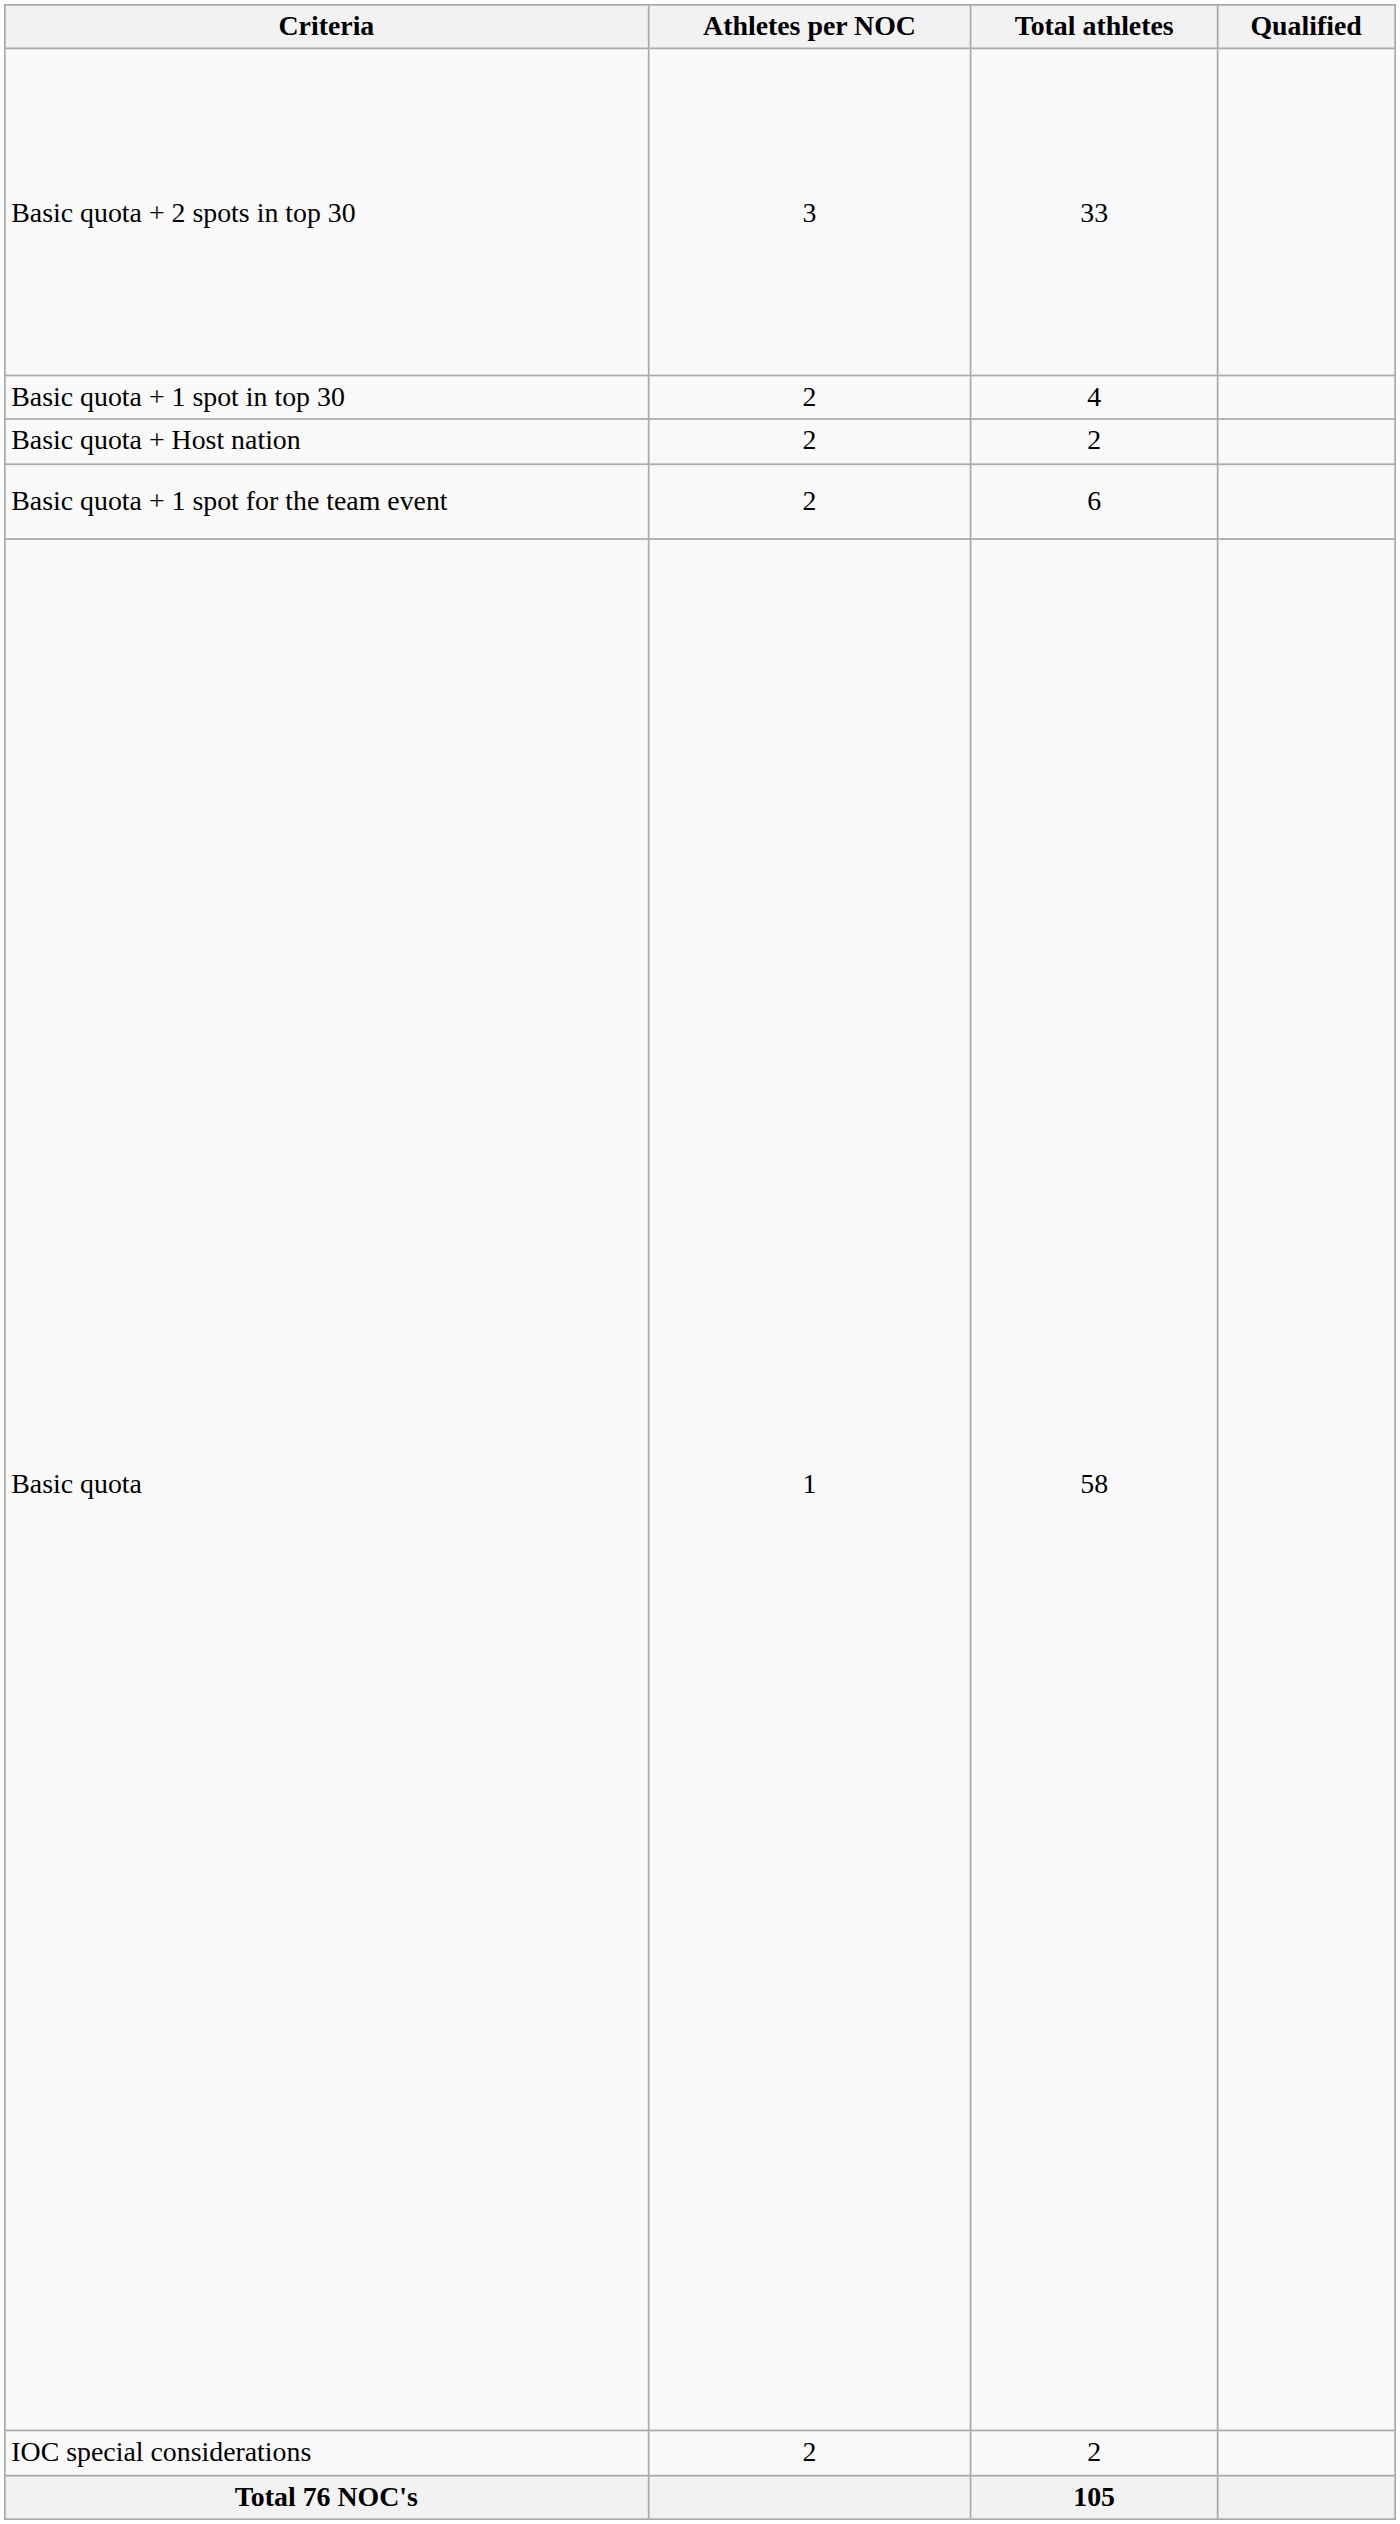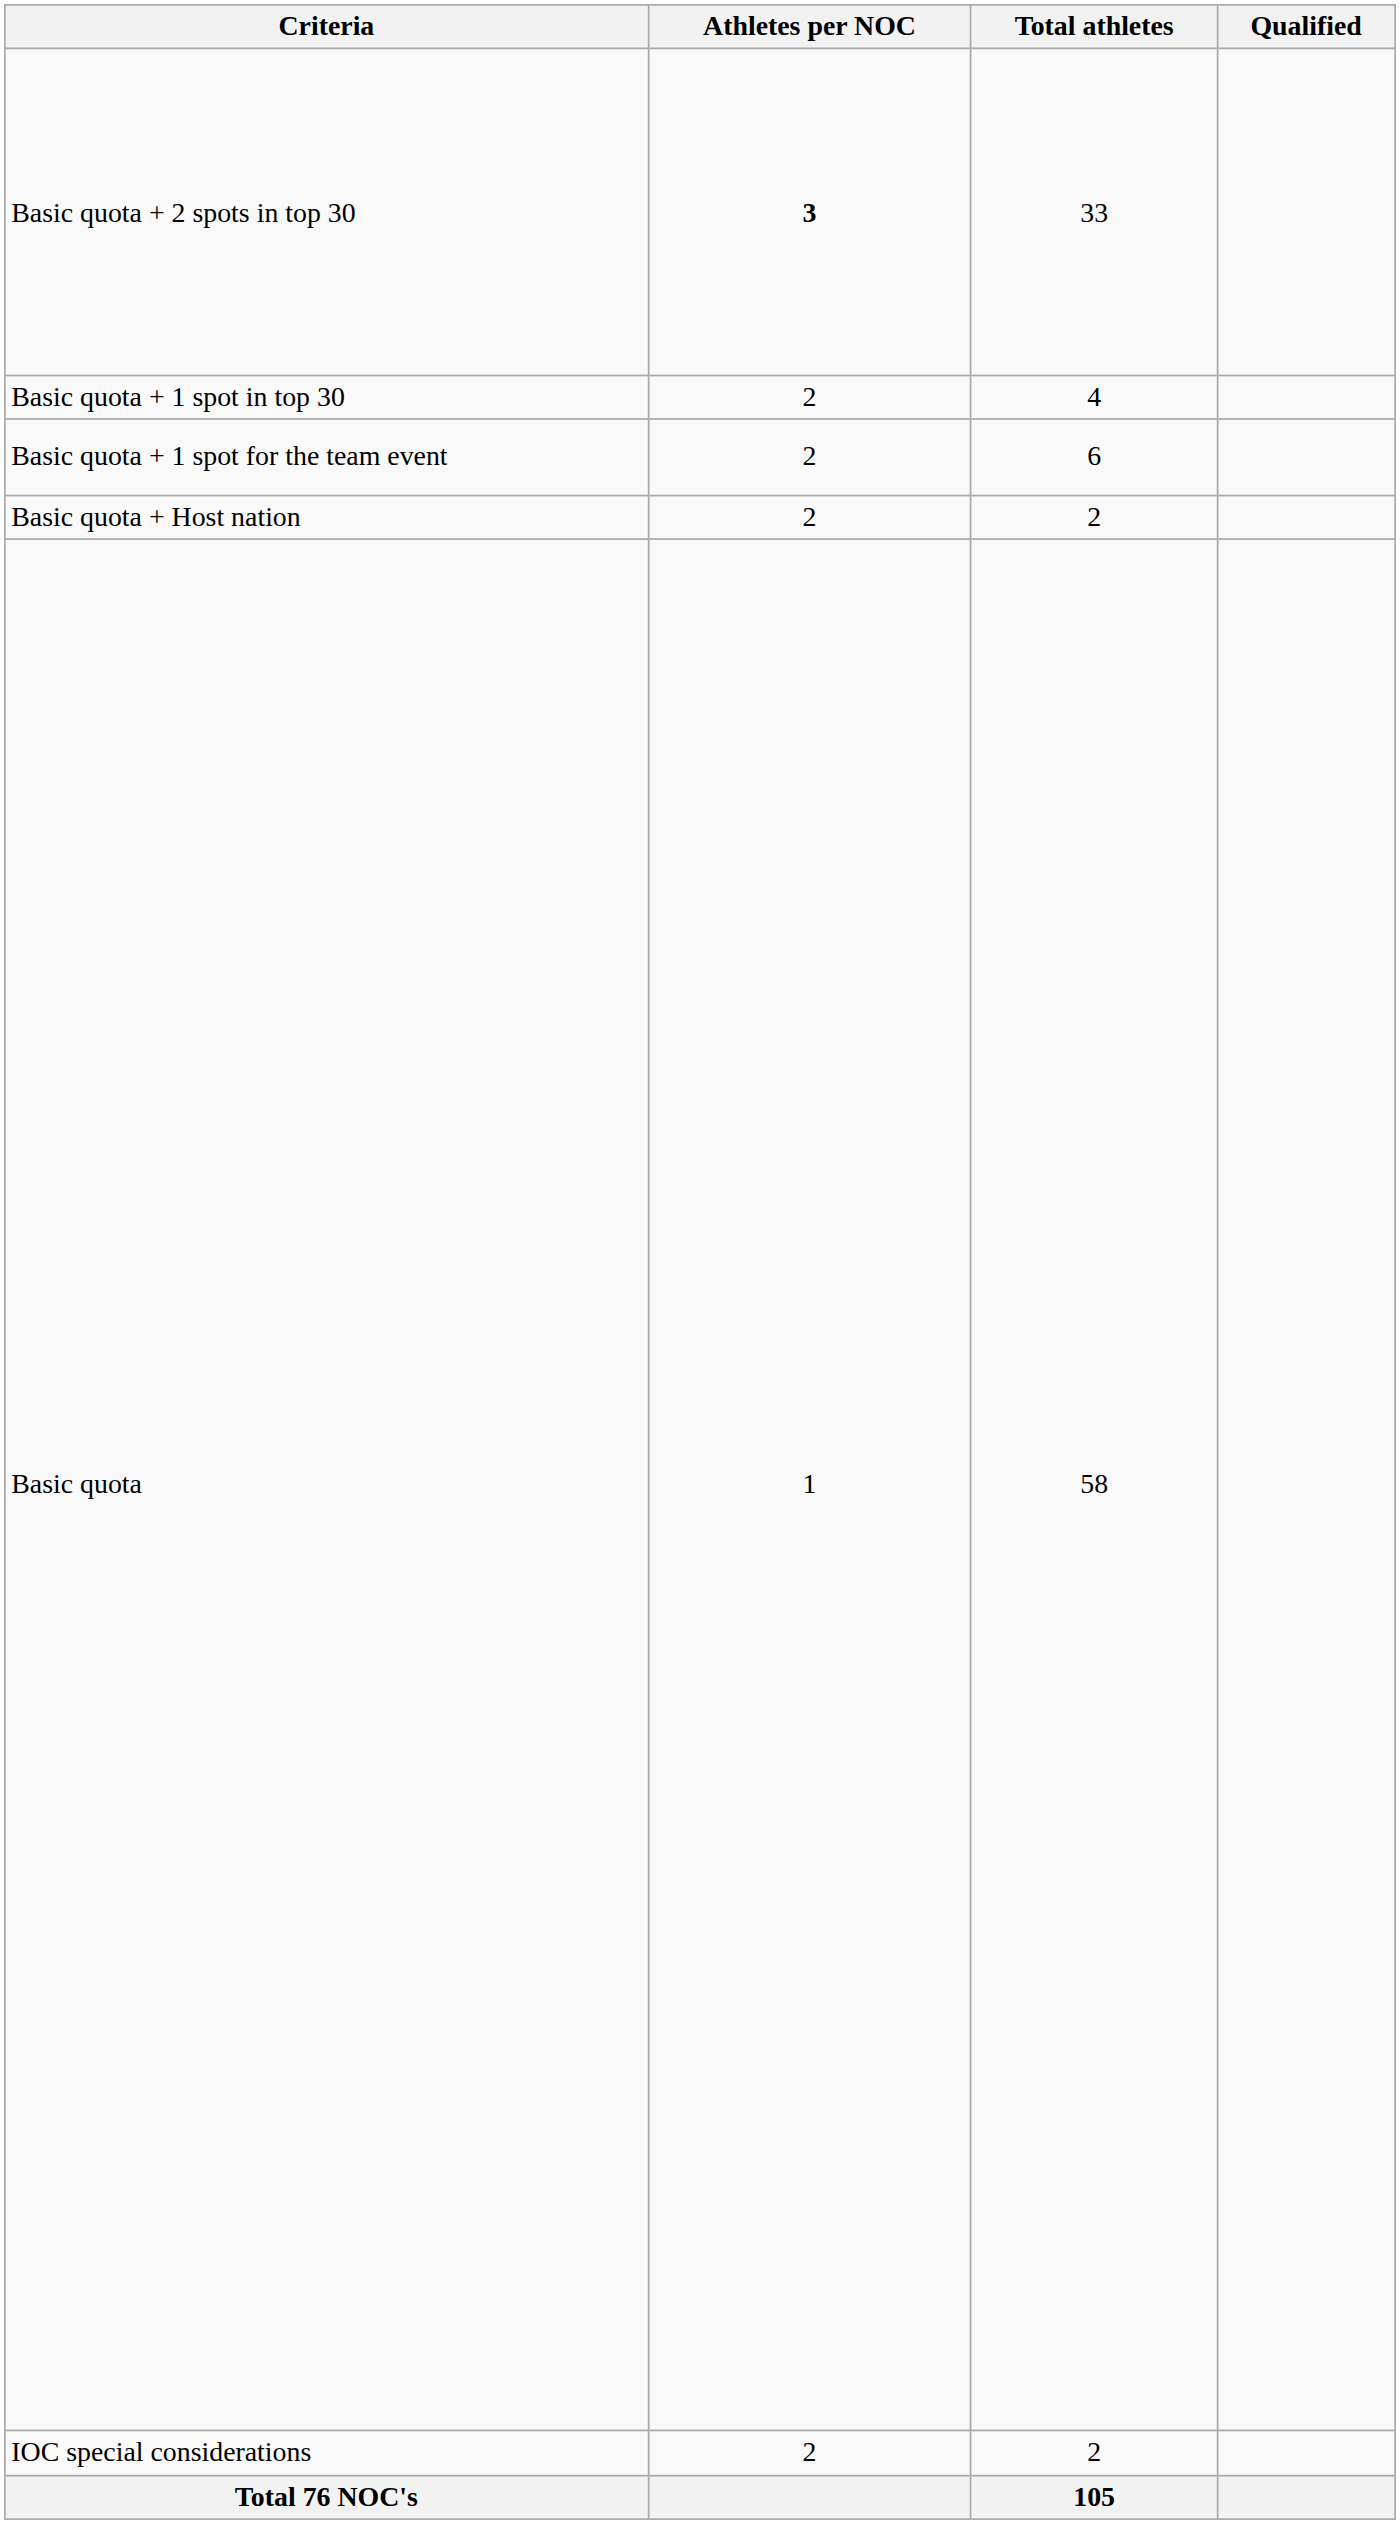(810, 211) normal -> (810, 211) bold
rows swapped: (229, 500) <-> (156, 440)
